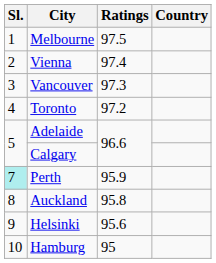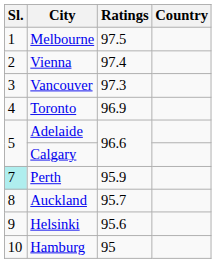(114, 108) 97.2 -> (114, 108) 96.9
(114, 200) 95.8 -> (114, 200) 95.7
